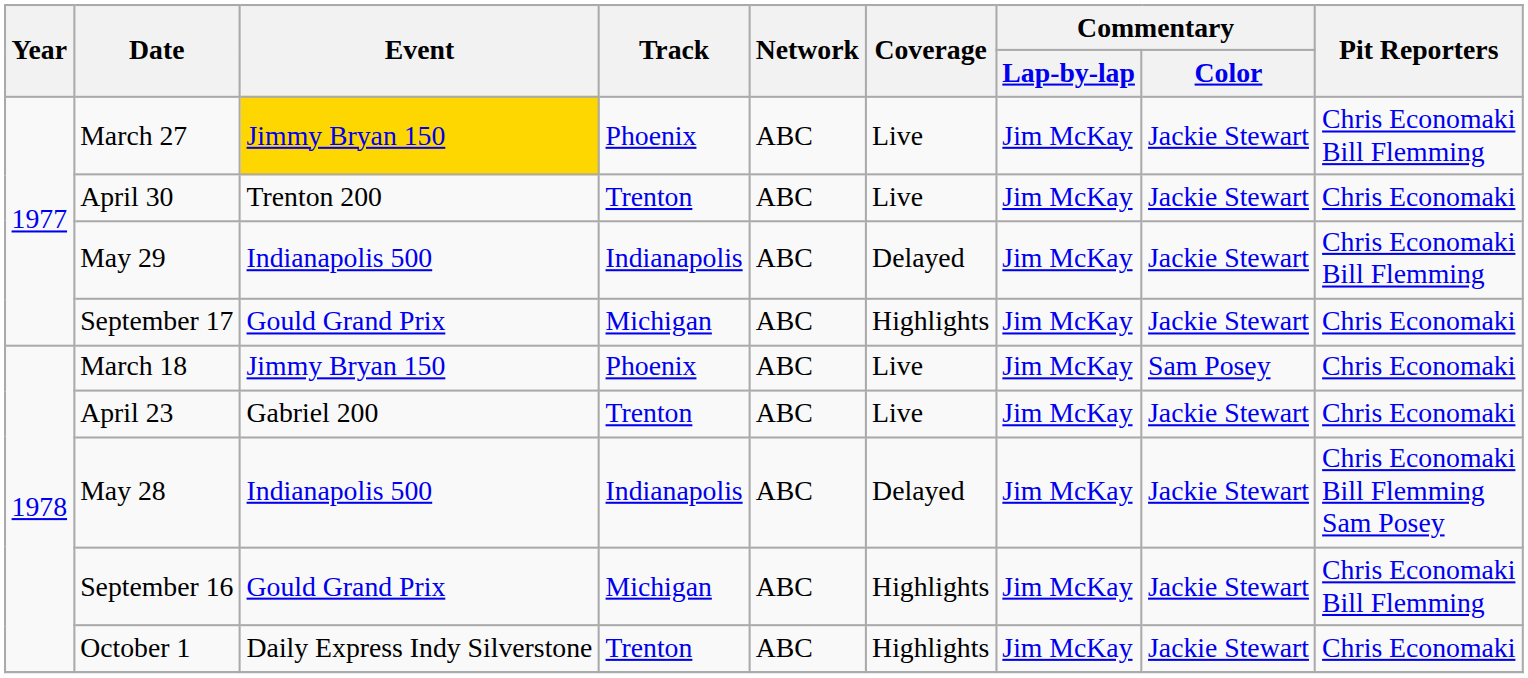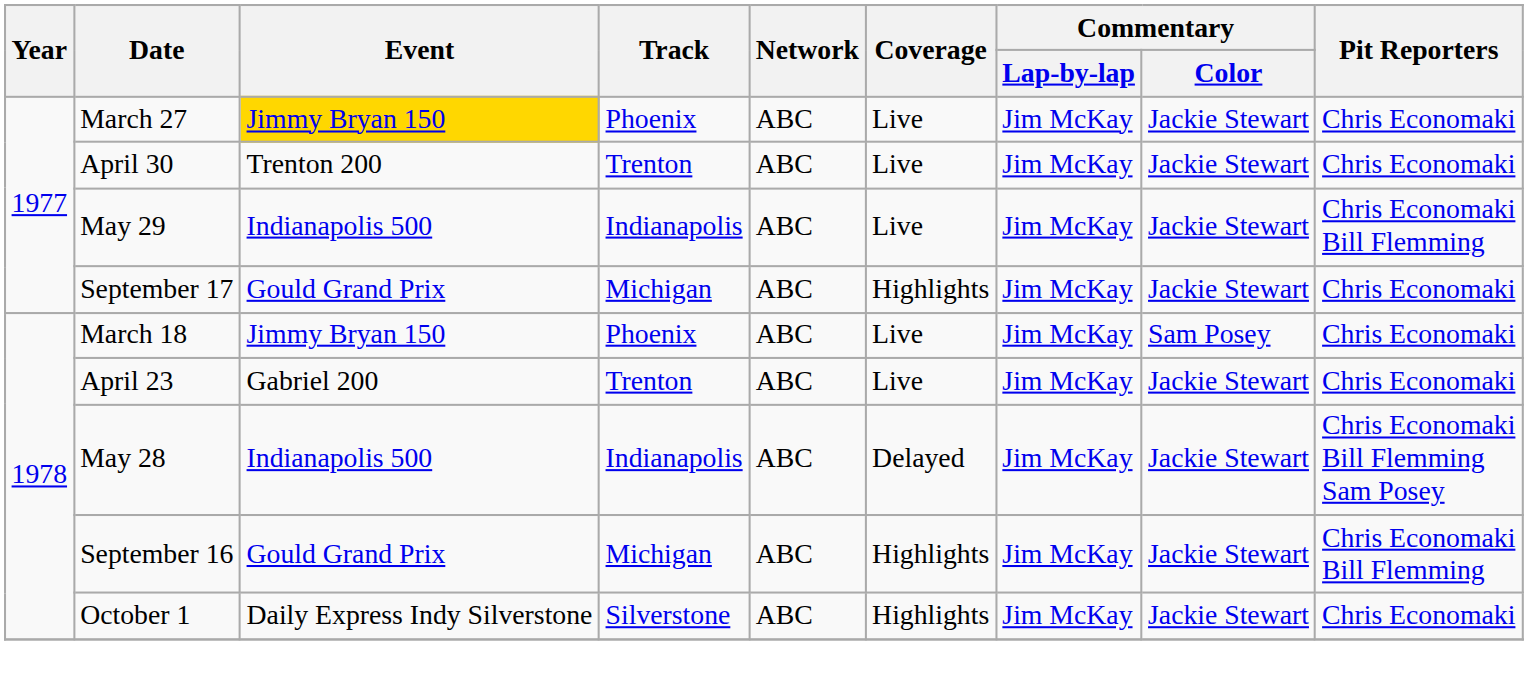(1419, 134) Chris Economaki Bill Flemming -> (1419, 118) Chris Economaki
(918, 259) Delayed -> (898, 226) Live
(649, 647) Trenton -> (668, 615) Silverstone
